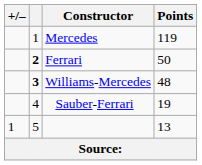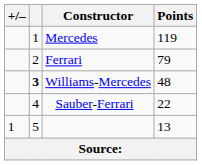(36, 59) bold -> (36, 59) normal
(164, 59) 50 -> (164, 59) 79
(164, 104) 19 -> (164, 104) 22
